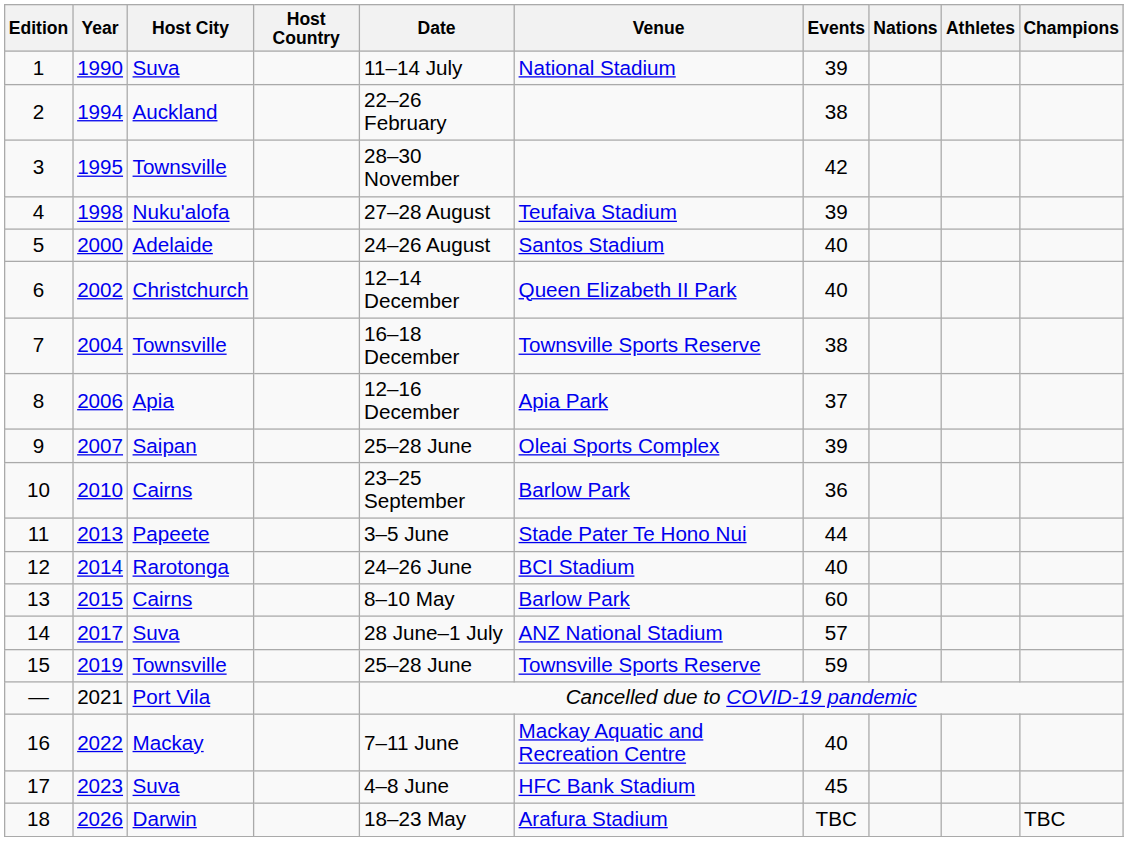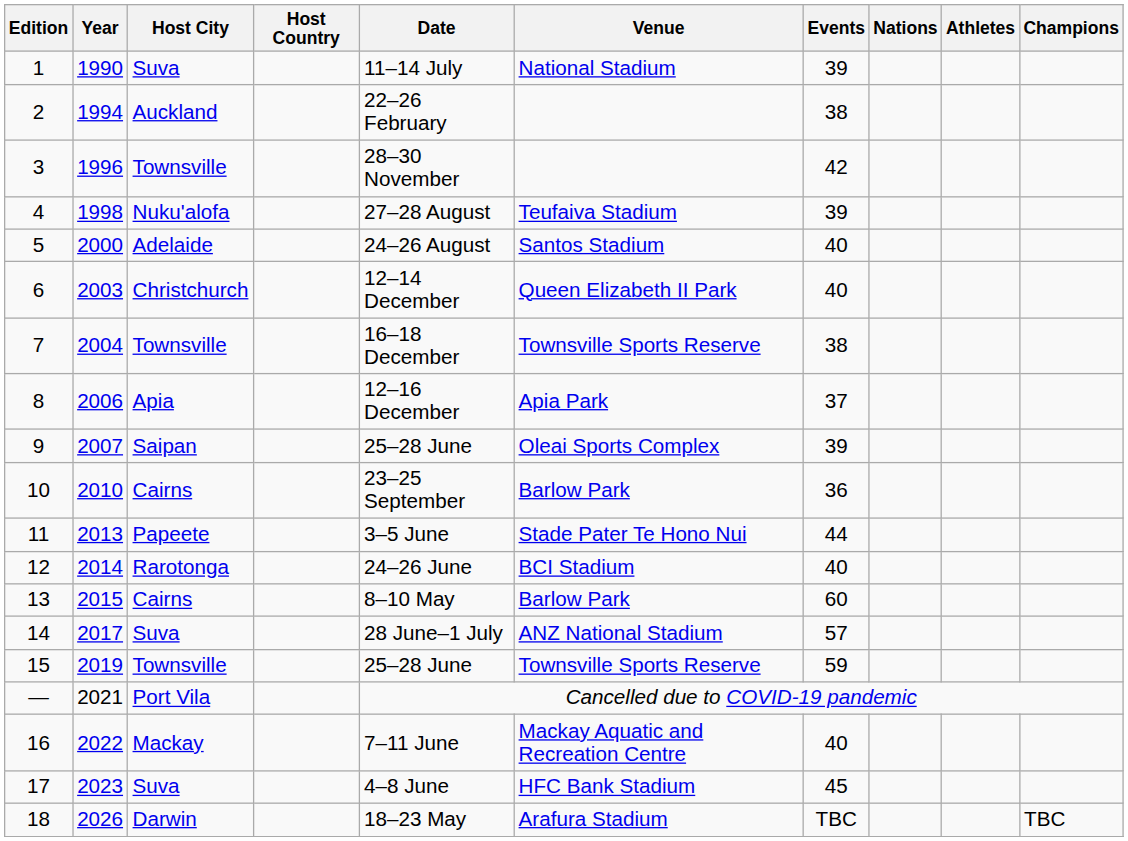(100, 168) 1995 -> (100, 168) 1996
(100, 289) 2002 -> (100, 289) 2003
